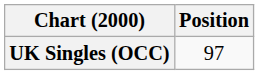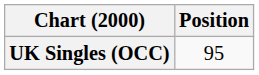(214, 52) 97 -> (214, 52) 95
